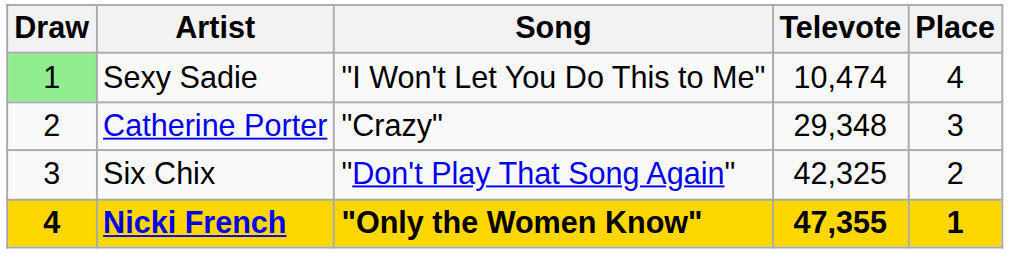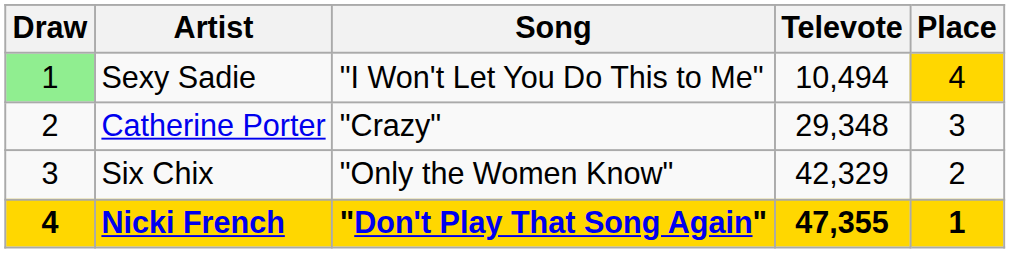(840, 77) 10,474 -> (842, 77) 10,494
(955, 77) no background -> (957, 77) gold background
(538, 174) "Don't Play That Song Again" -> (507, 174) "Only the Women Know"
(840, 174) 42,325 -> (842, 174) 42,329
(522, 222) "Only the Women Know" -> (553, 222) "Don't Play That Song Again"
